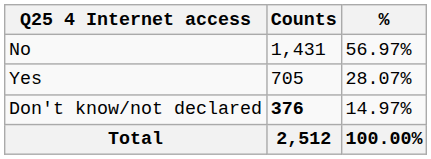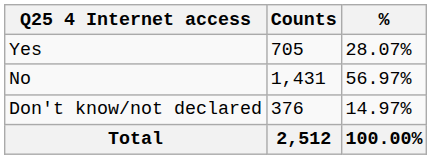rows swapped: (20, 50) <-> (26, 79)
(287, 109) bold -> (287, 109) normal
